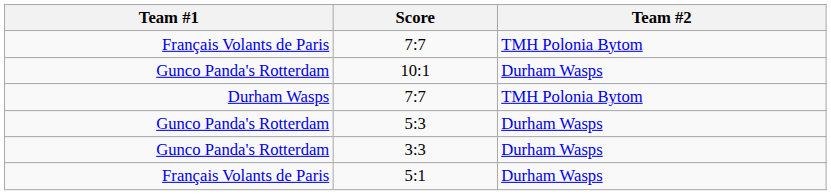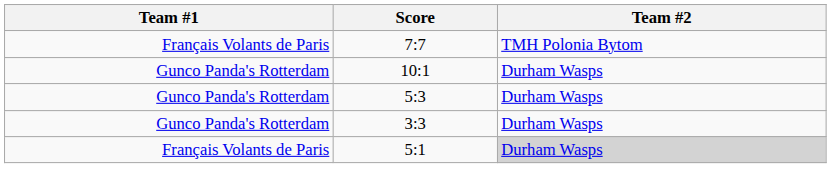- row: (279, 96)
(552, 176) no background -> (552, 149) lightgrey background
